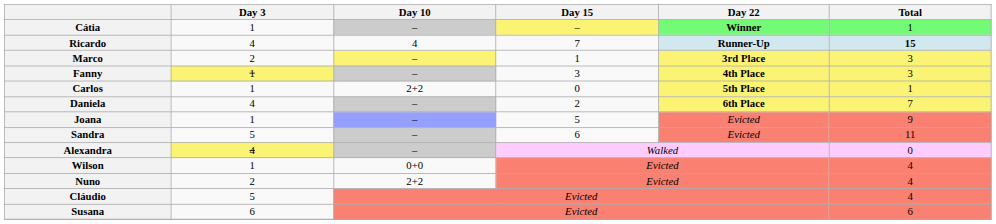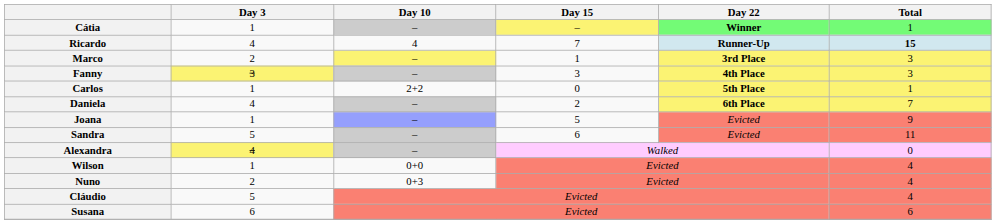(252, 73) 1 -> (252, 73) 3
(415, 181) 2+2 -> (415, 181) 0+3
